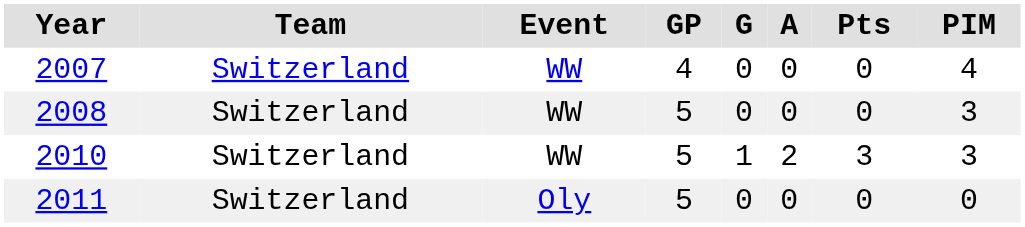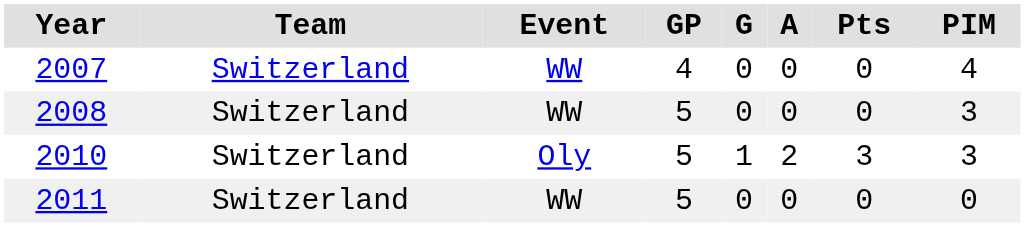(564, 157) WW -> (564, 157) Oly
(564, 201) Oly -> (564, 201) WW
